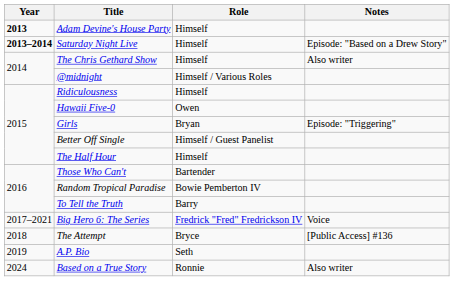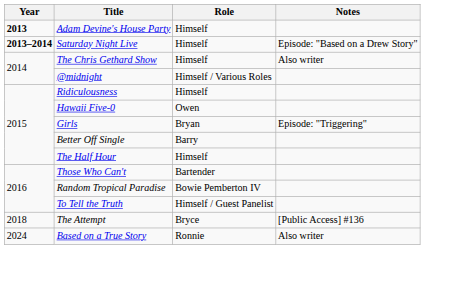(224, 140) Himself / Guest Panelist -> (187, 140) Barry
(187, 204) Barry -> (224, 204) Himself / Guest Panelist
- row: (103, 220)
- row: (73, 252)
